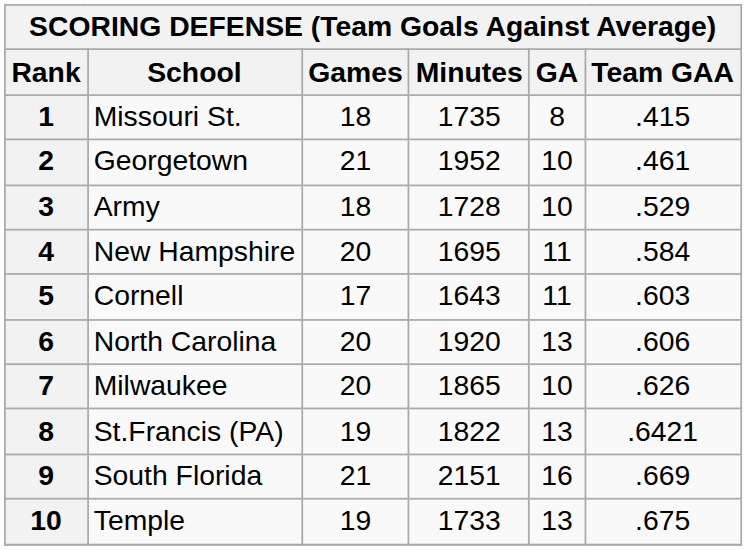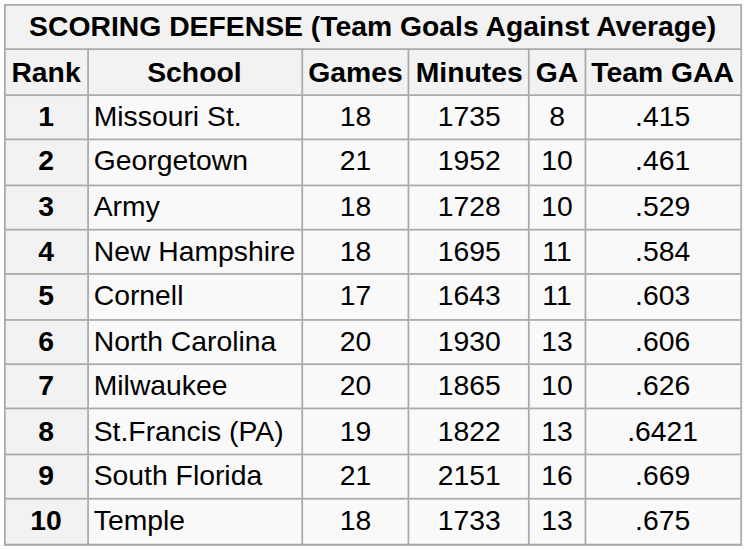(355, 251) 20 -> (355, 251) 18
(469, 341) 1920 -> (469, 341) 1930
(355, 521) 19 -> (355, 521) 18
